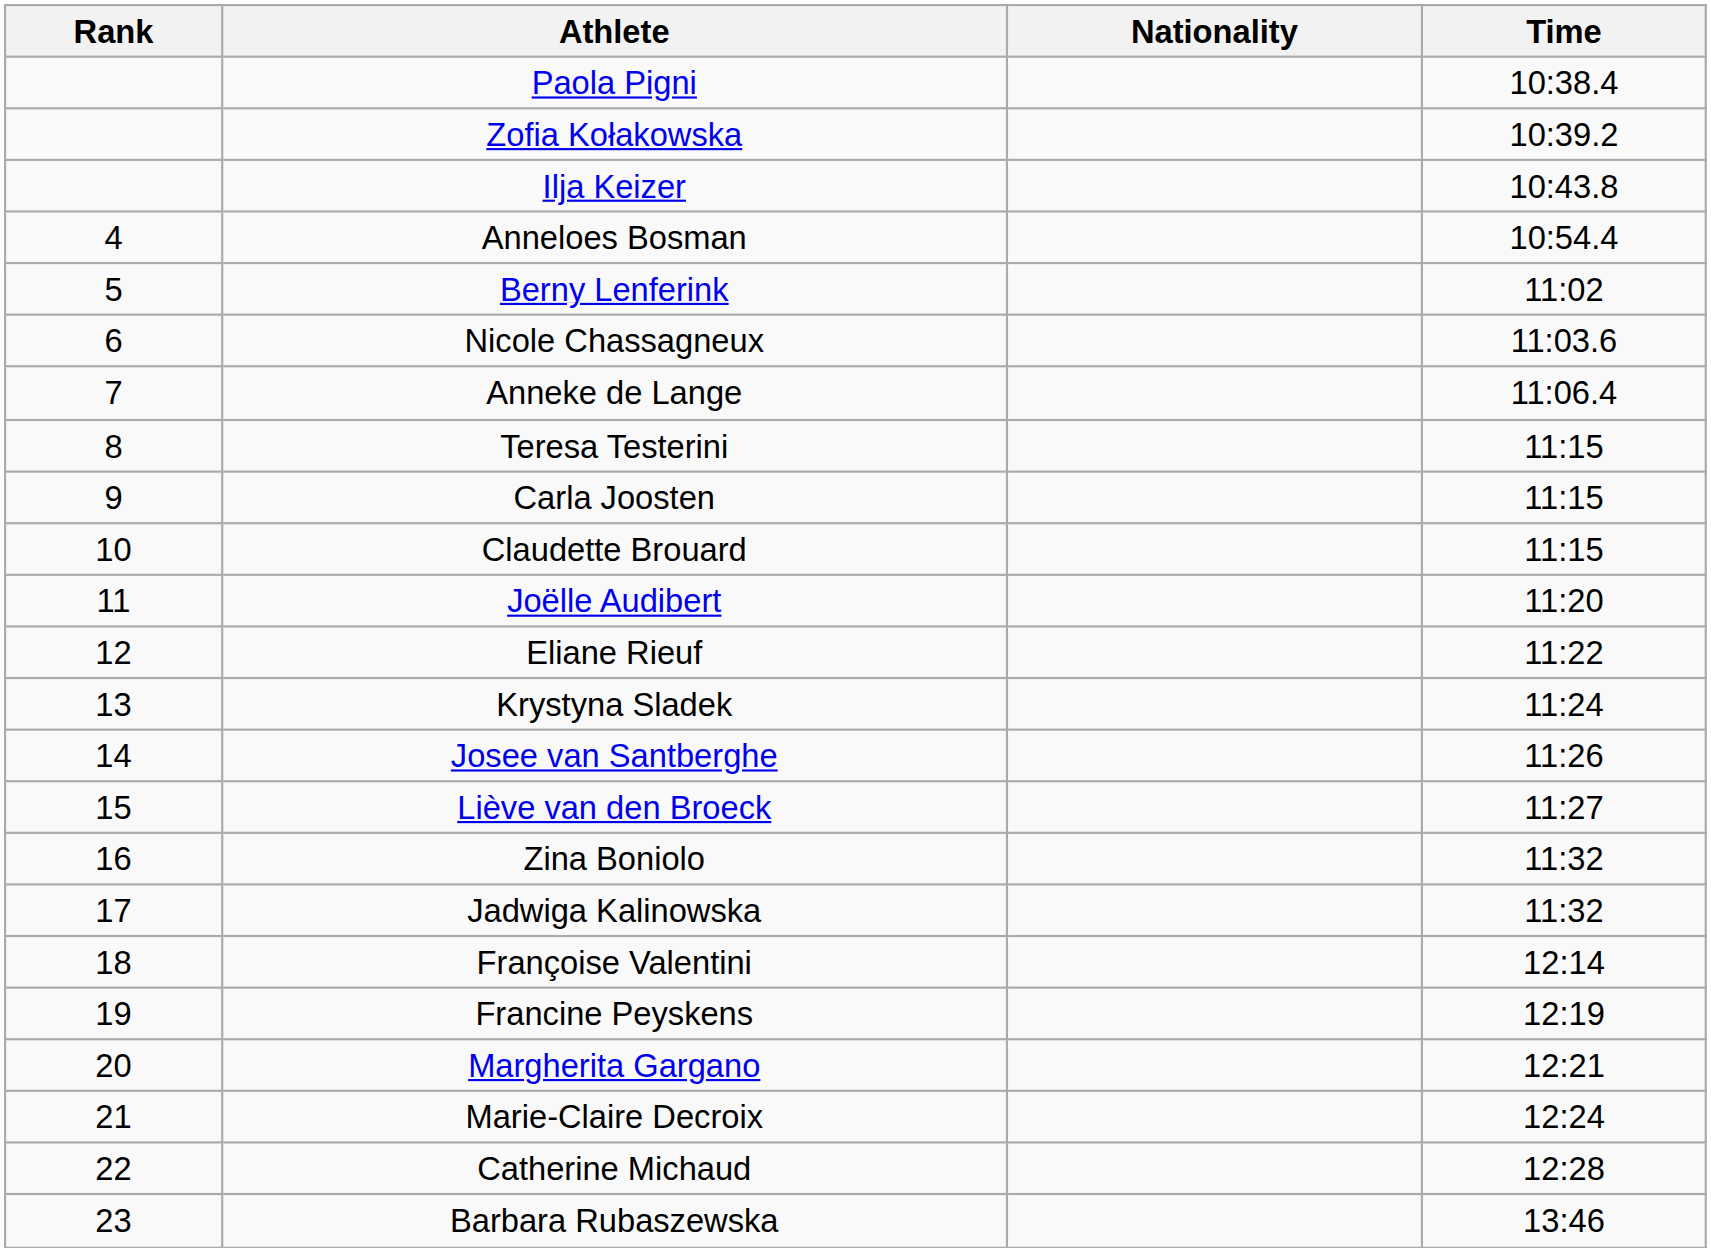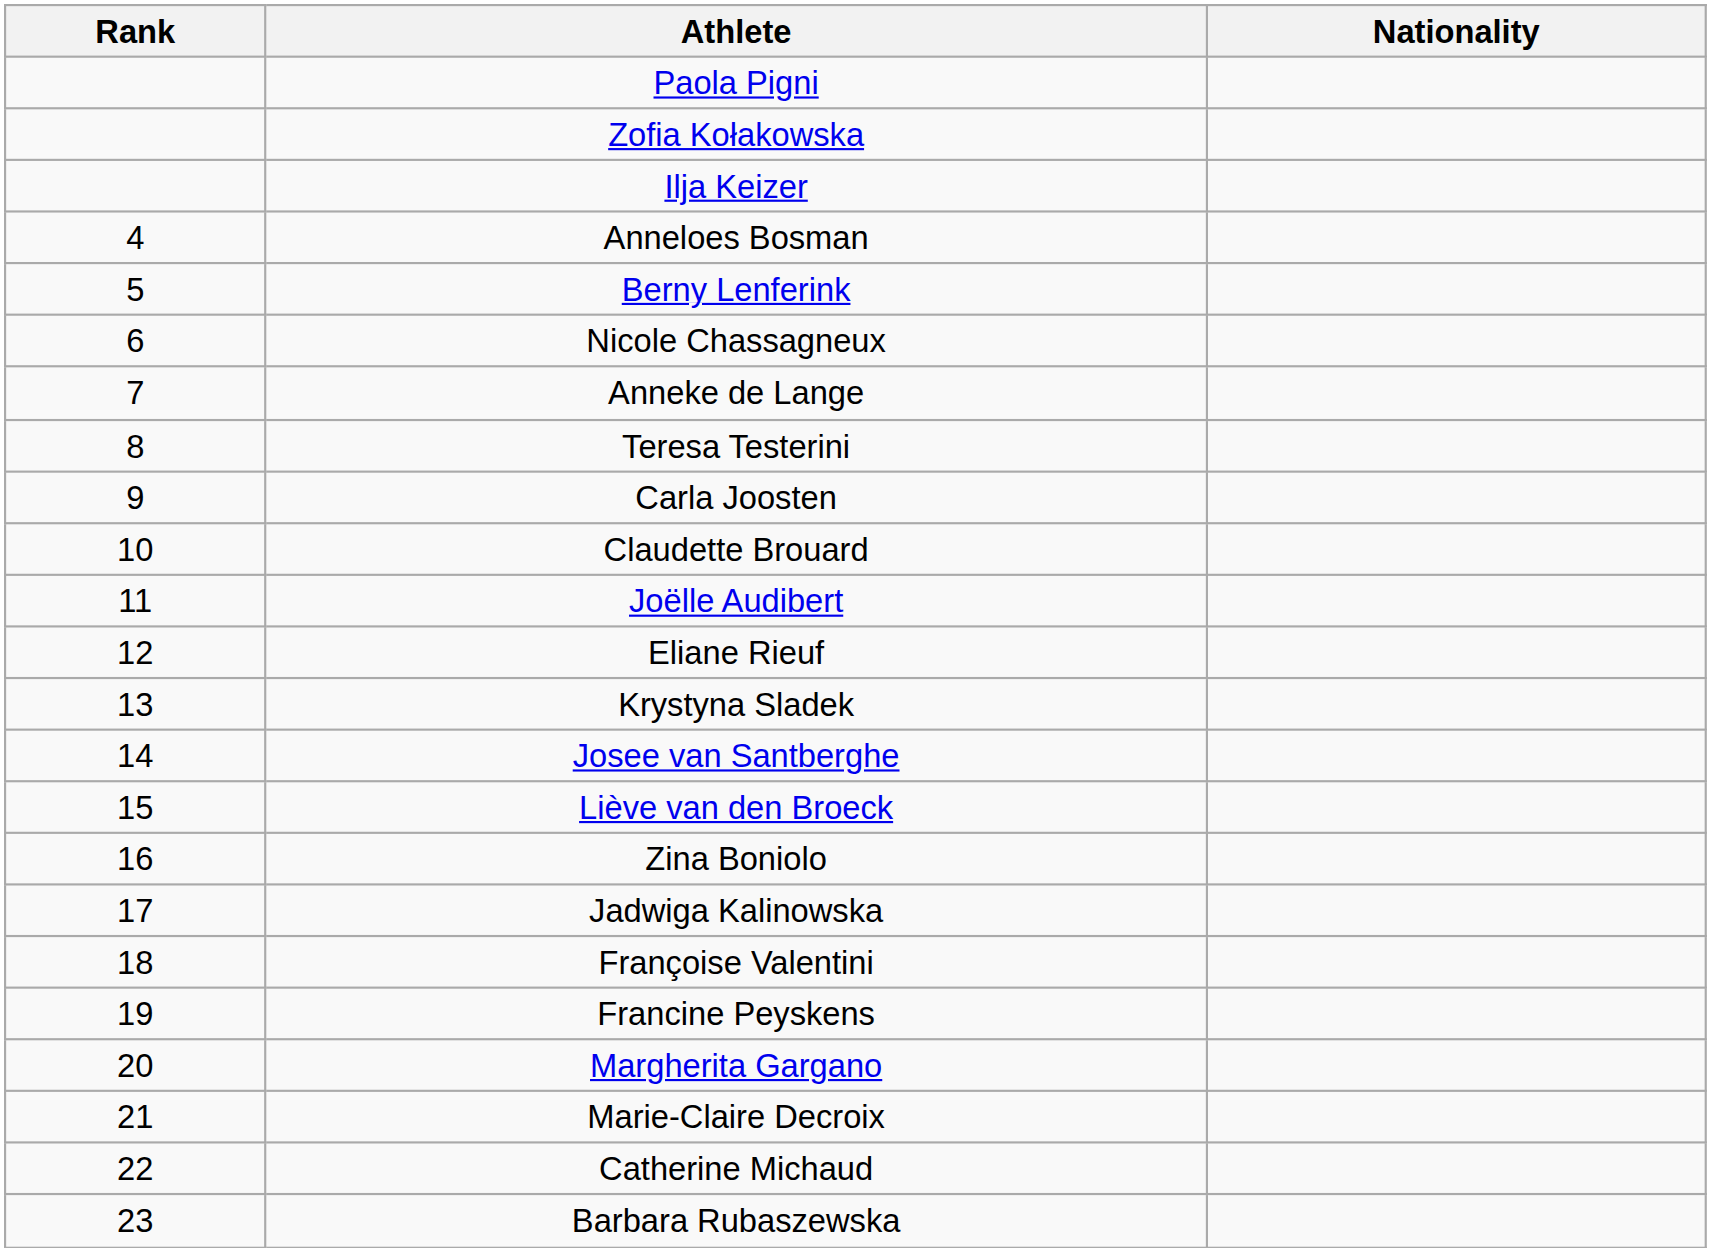- column: (1564, 31)
